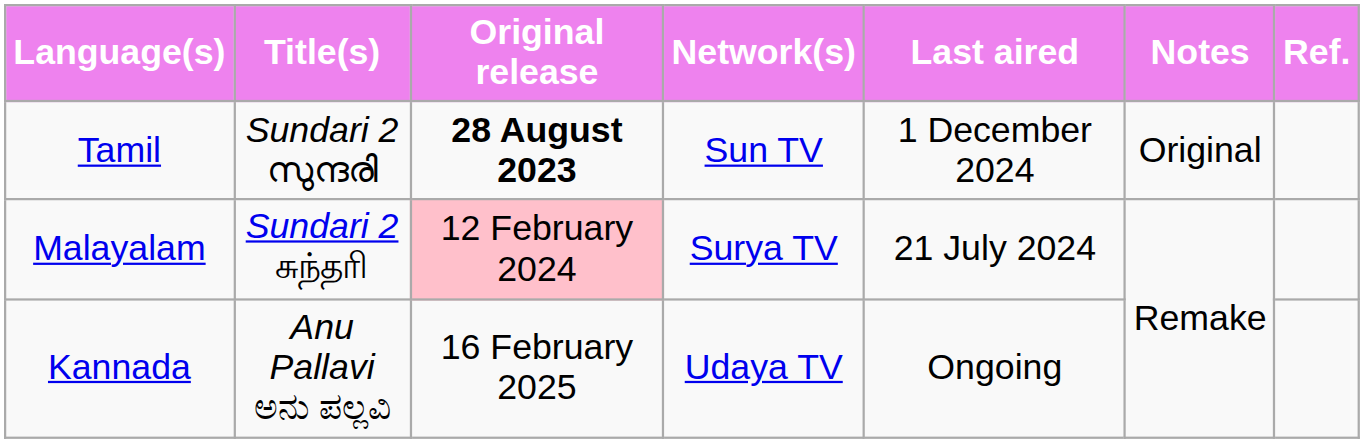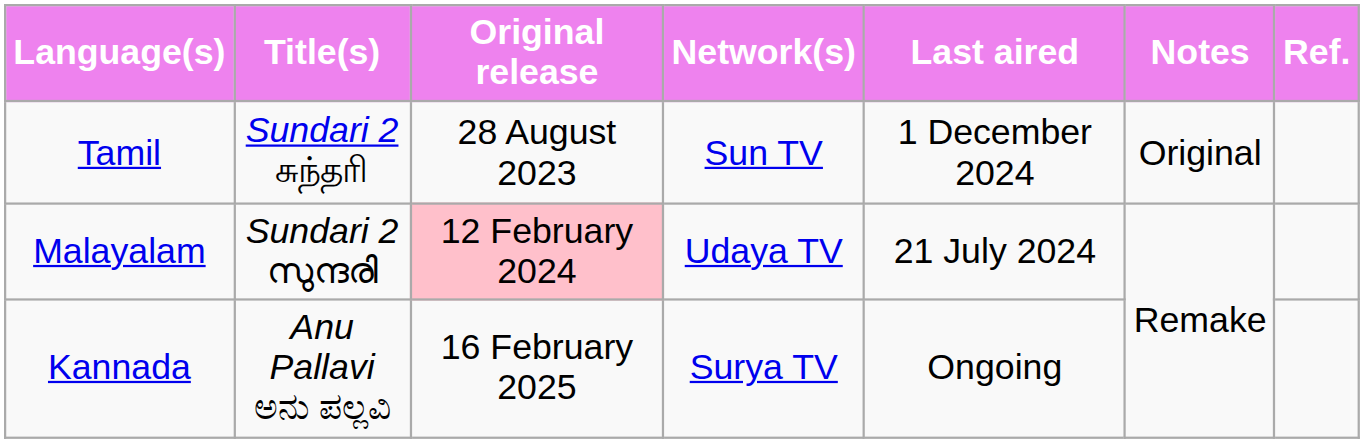(322, 149) Sundari 2 സുന്ദരി -> (322, 149) Sundari 2 சுந்தரி
(537, 149) bold -> (537, 151) normal
(322, 246) Sundari 2 சுந்தரி -> (322, 250) Sundari 2 സുന്ദരി
(764, 248) Surya TV -> (764, 250) Udaya TV
(764, 367) Udaya TV -> (764, 367) Surya TV
